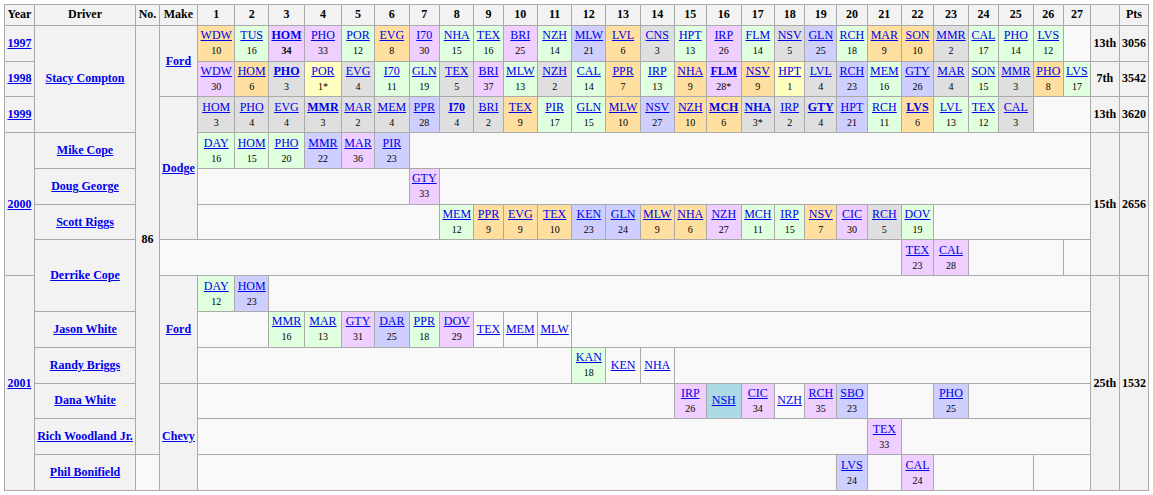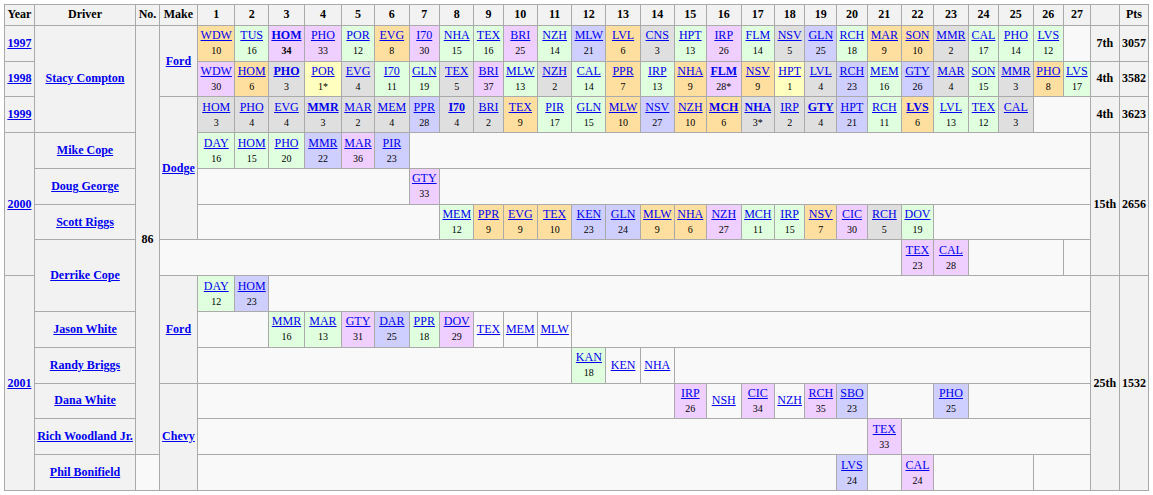(1105, 43) 13th -> (1105, 43) 7th
(1134, 43) 3056 -> (1134, 43) 3057
(1105, 78) 7th -> (1105, 78) 4th
(1134, 78) 3542 -> (1134, 78) 3582
(1105, 114) 13th -> (1105, 114) 4th
(1134, 114) 3620 -> (1134, 114) 3623
(724, 400) lightblue background -> (724, 400) no background
